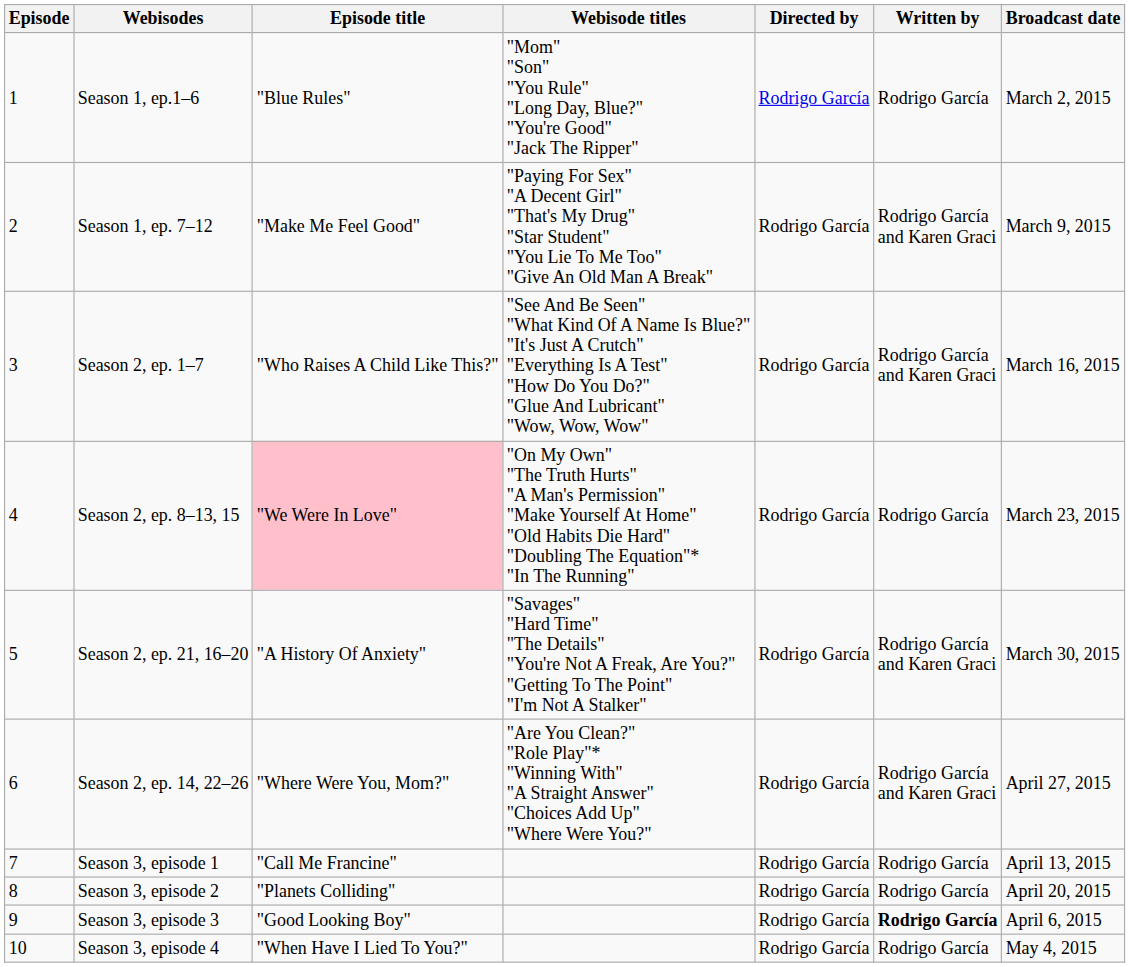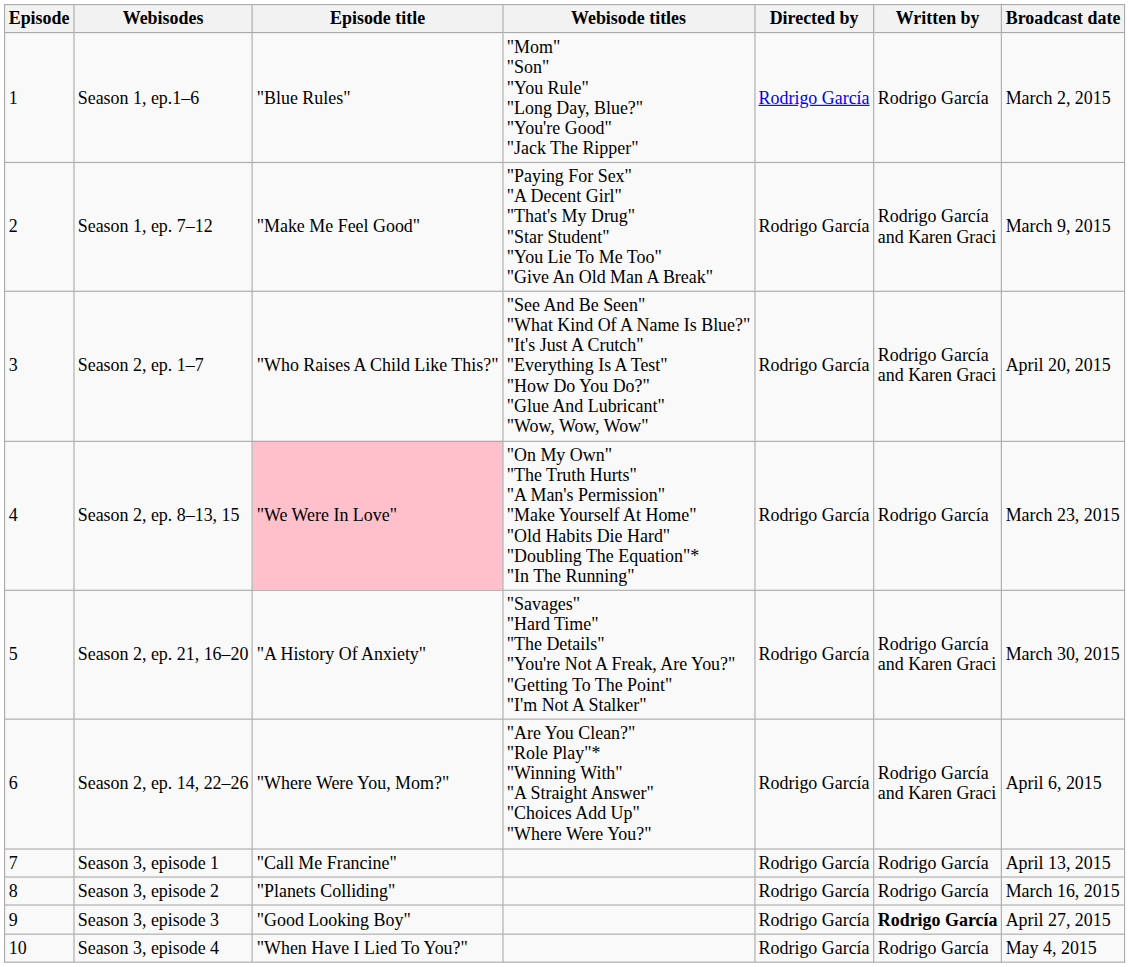(1063, 366) March 16, 2015 -> (1058, 366) April 20, 2015
(1058, 783) April 27, 2015 -> (1054, 783) April 6, 2015
(1058, 891) April 20, 2015 -> (1063, 891) March 16, 2015
(1054, 919) April 6, 2015 -> (1058, 919) April 27, 2015
